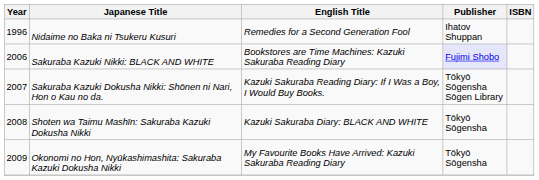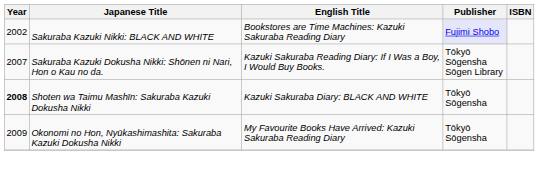- row: (104, 37)
(17, 57) 2006 -> (17, 32) 2002
(17, 122) normal -> (17, 97) bold
